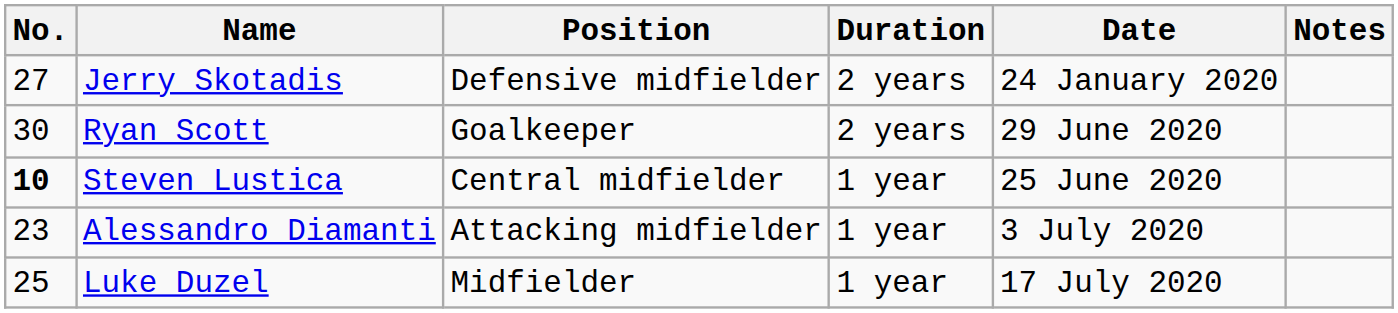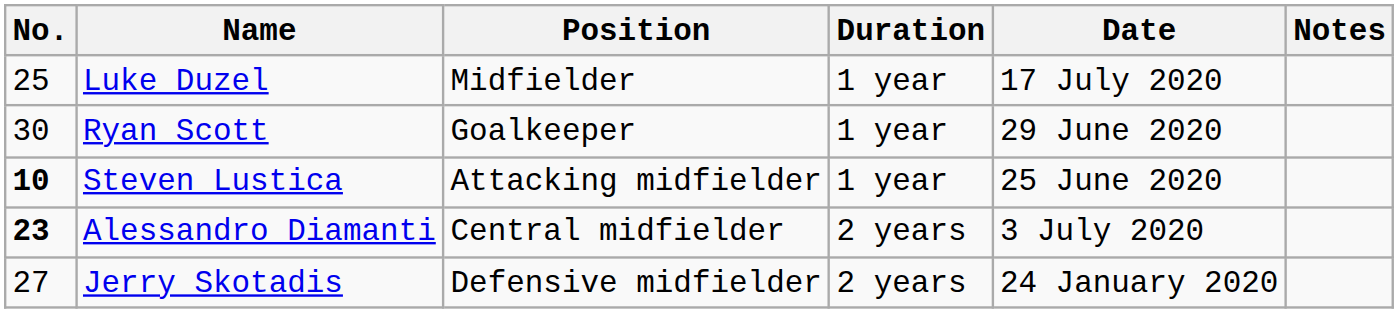rows swapped: (213, 81) <-> (176, 283)
(902, 131) 2 years -> (892, 131) 1 year
(618, 182) Central midfielder -> (636, 182) Attacking midfielder
(31, 232) normal -> (31, 232) bold
(636, 232) Attacking midfielder -> (618, 232) Central midfielder
(892, 232) 1 year -> (902, 232) 2 years
